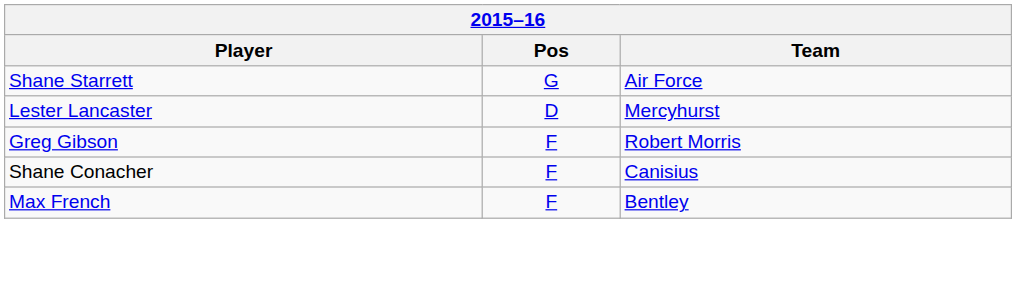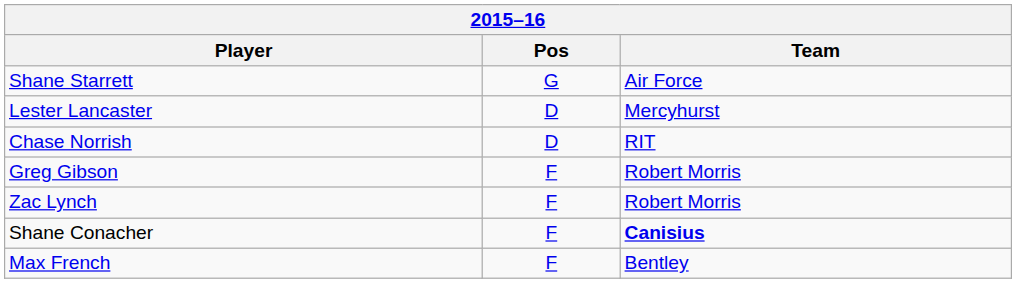+ row: (70, 141)
+ row: (53, 202)
(661, 171) normal -> (665, 232) bold
